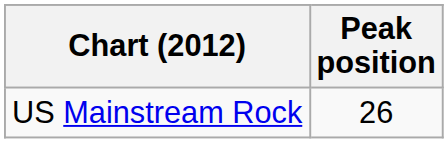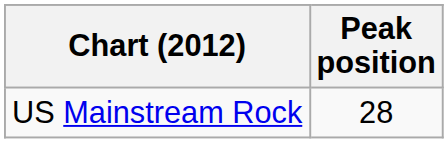(376, 112) 26 -> (376, 112) 28
